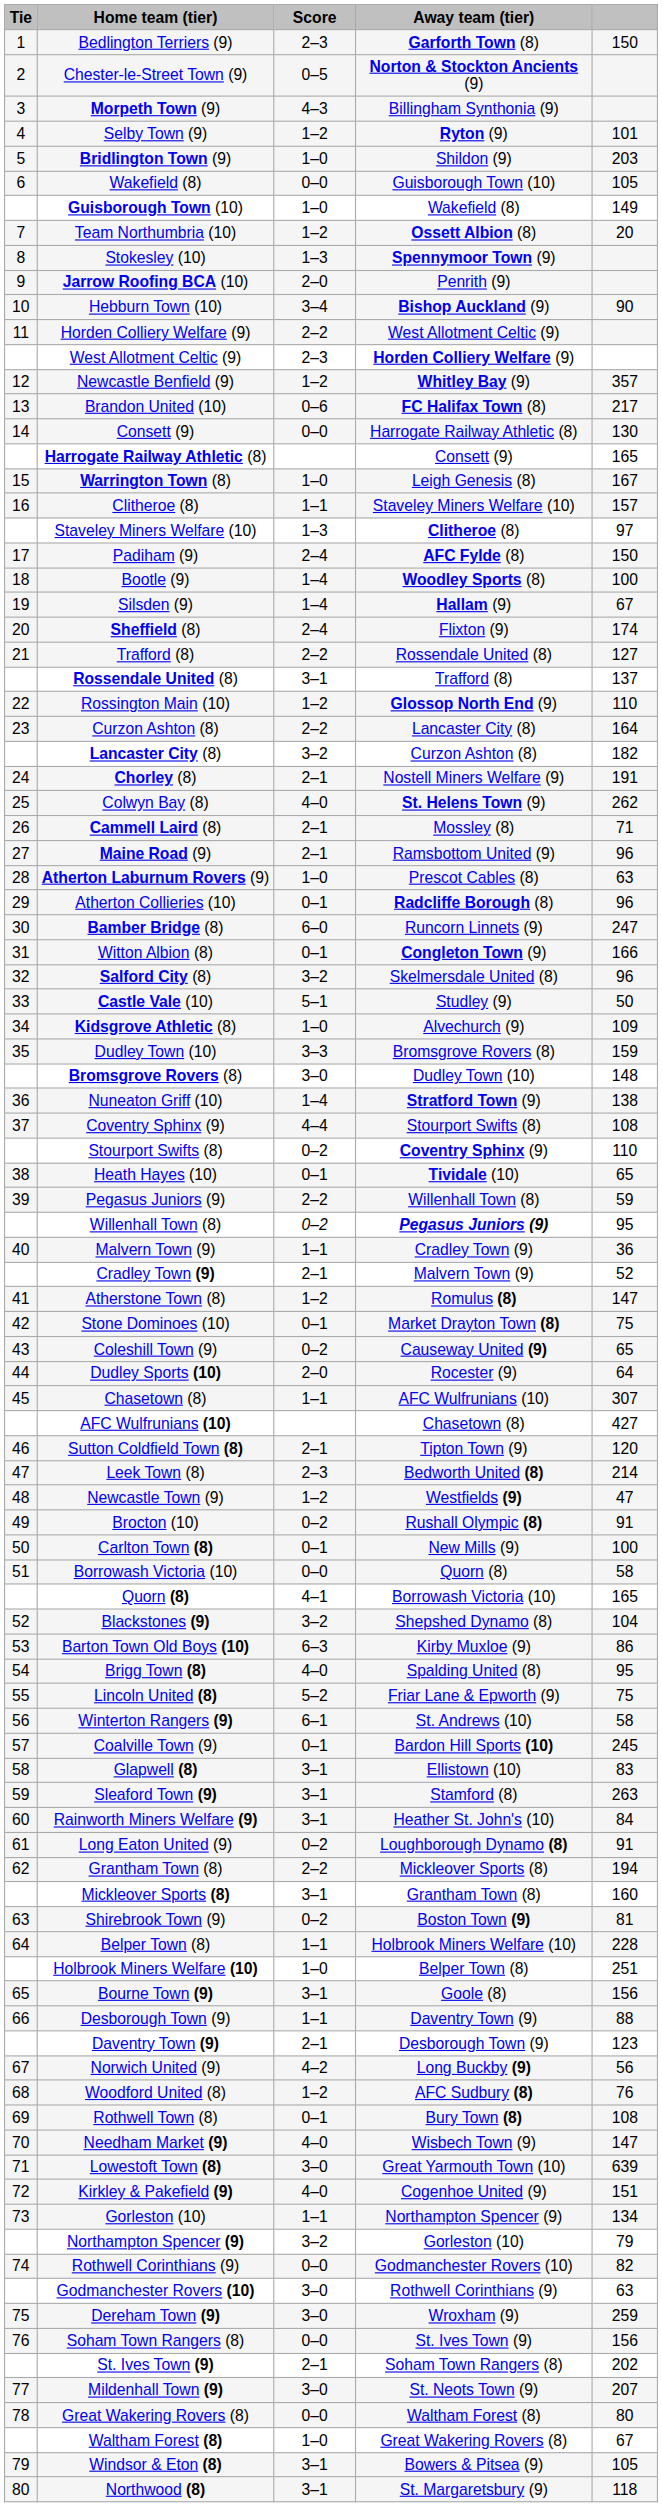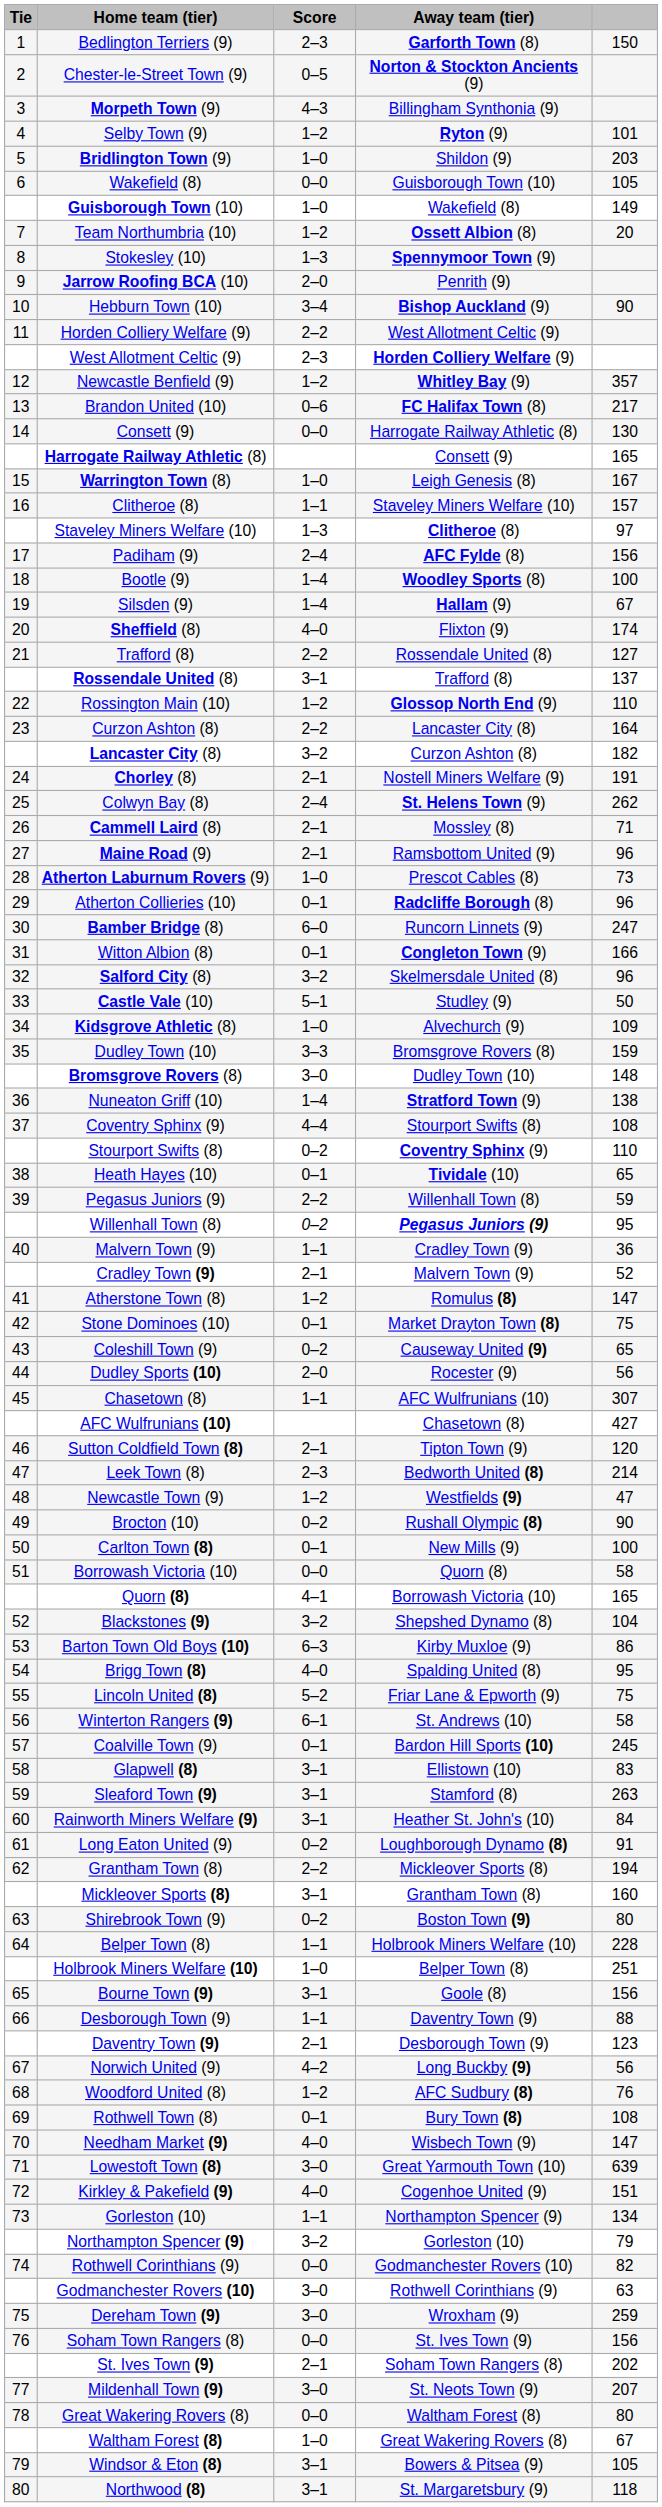(625, 556) 150 -> (625, 556) 156
(315, 630) 2–4 -> (315, 630) 4–0
(315, 803) 4–0 -> (315, 803) 2–4
(625, 878) 63 -> (625, 878) 73
(625, 1374) 64 -> (625, 1374) 56
(625, 1523) 91 -> (625, 1523) 90
(625, 1919) 81 -> (625, 1919) 80
